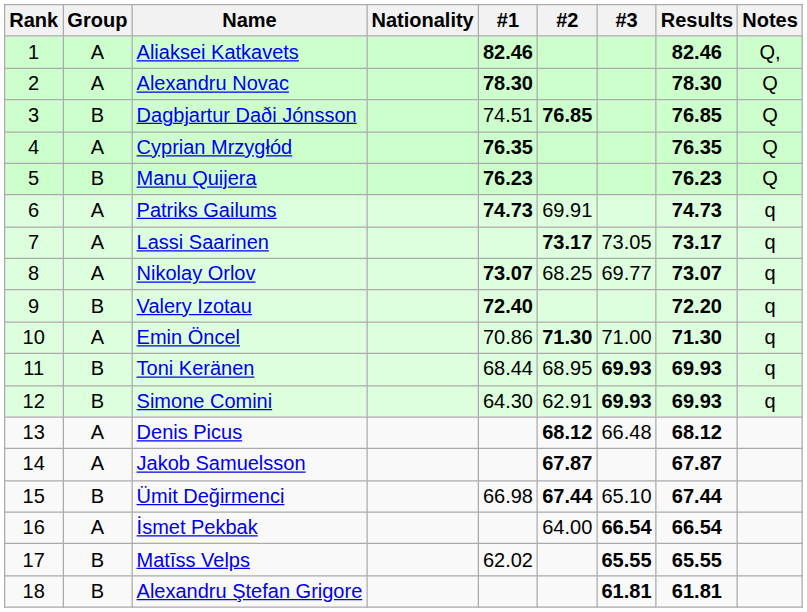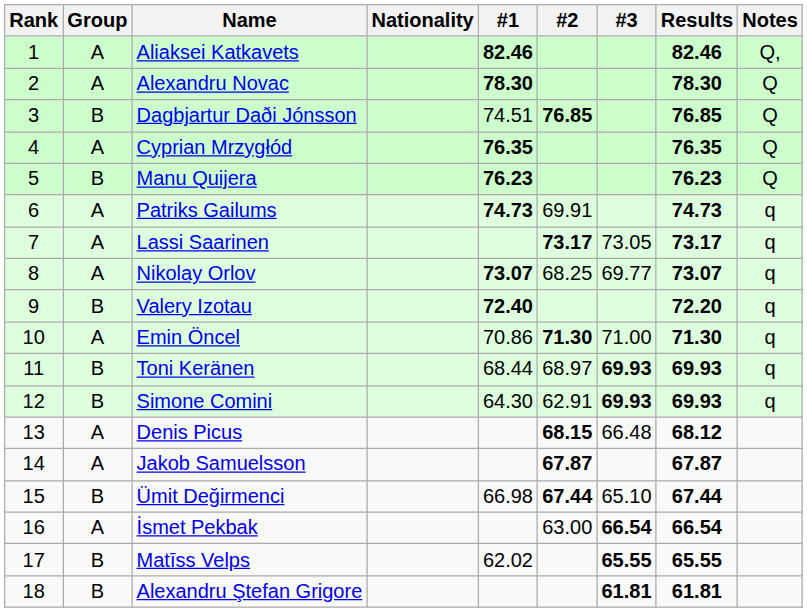(567, 369) 68.95 -> (567, 369) 68.97
(567, 432) 68.12 -> (567, 432) 68.15
(567, 527) 64.00 -> (567, 527) 63.00
